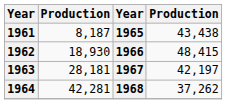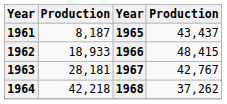(198, 33) 43,438 -> (198, 33) 43,437
(89, 52) 18,930 -> (89, 52) 18,933
(198, 70) 42,197 -> (198, 70) 42,767
(89, 89) 42,281 -> (89, 89) 42,218
